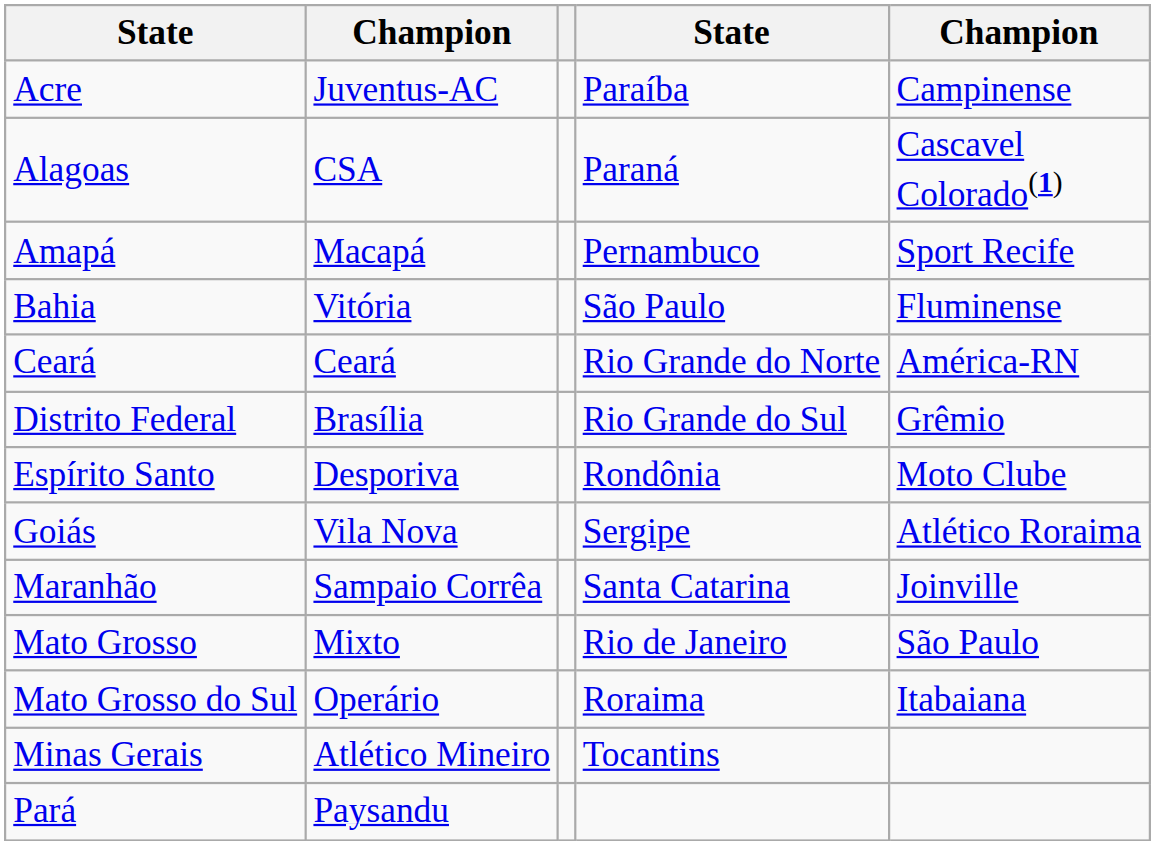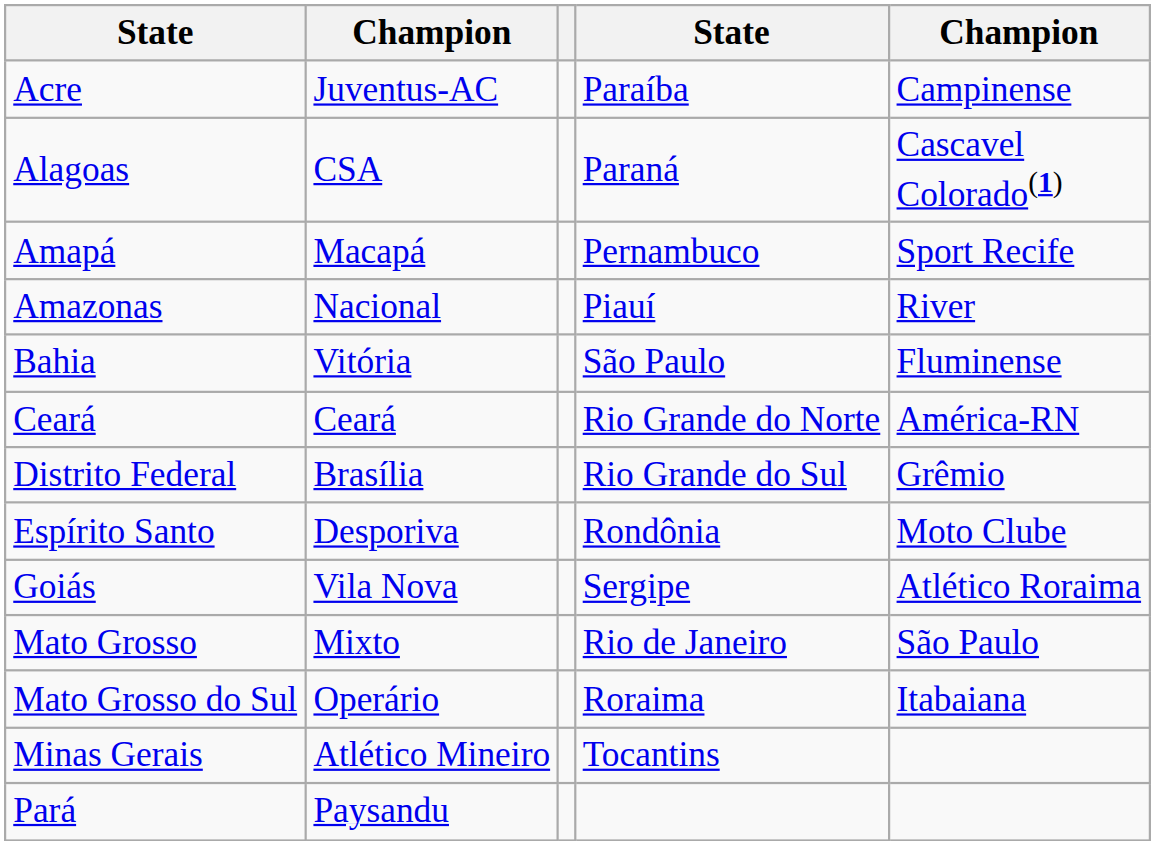+ row: (88, 306)
- row: (85, 586)
